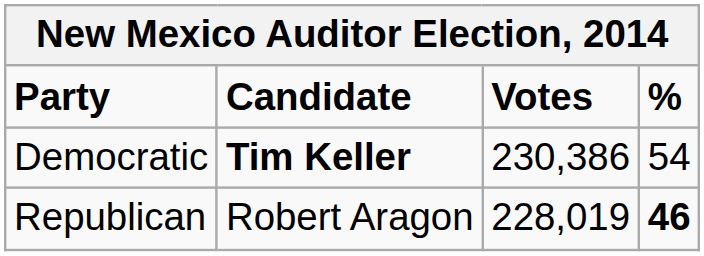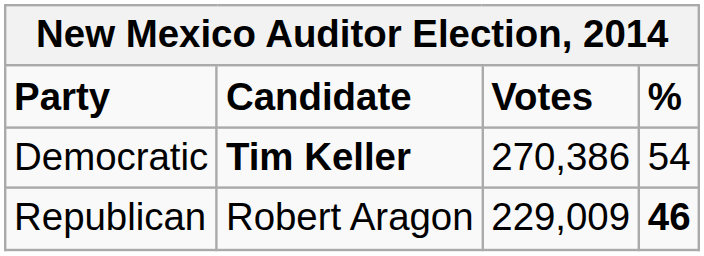(561, 156) 230,386 -> (561, 156) 270,386
(561, 217) 228,019 -> (561, 217) 229,009
